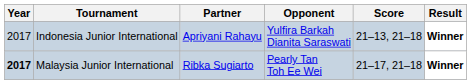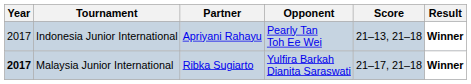(309, 36) Yulfira Barkah Dianita Saraswati -> (294, 36) Pearly Tan Toh Ee Wei
(294, 65) Pearly Tan Toh Ee Wei -> (309, 65) Yulfira Barkah Dianita Saraswati
